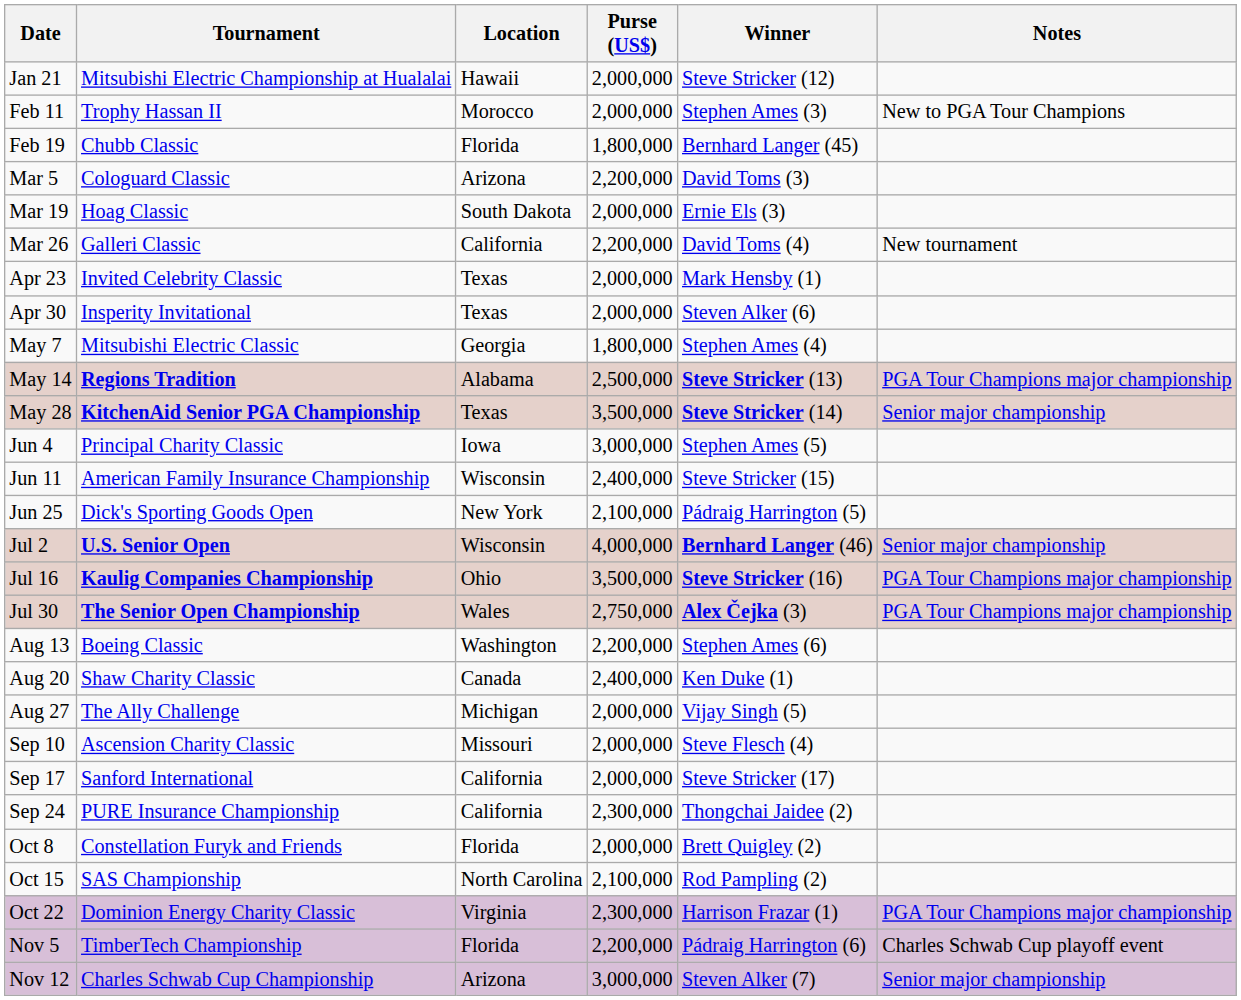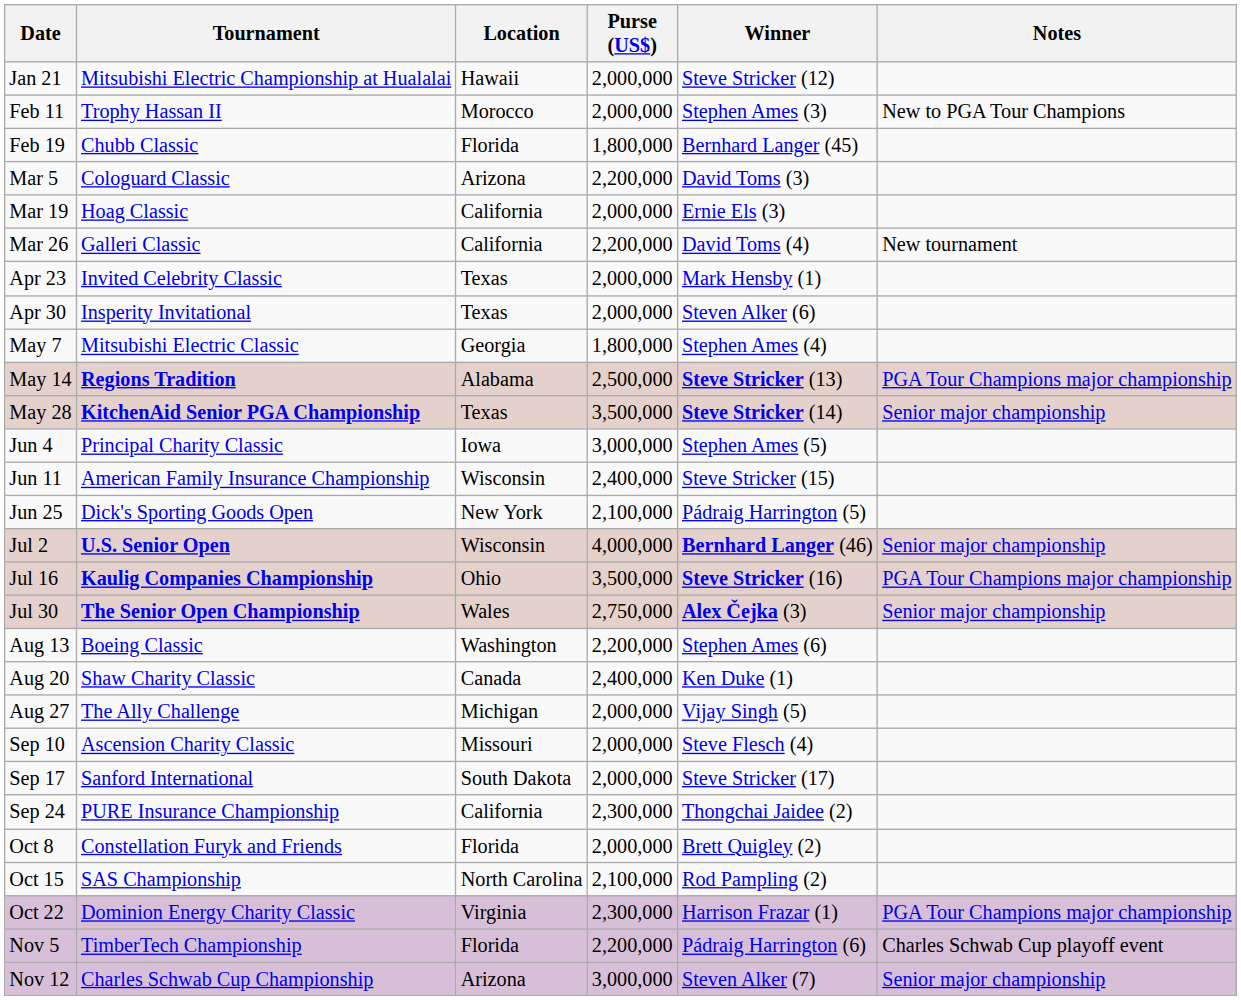(516, 211) South Dakota -> (502, 211) California
(1057, 611) PGA Tour Champions major championship -> (994, 611) Senior major championship
(502, 778) California -> (516, 778) South Dakota
